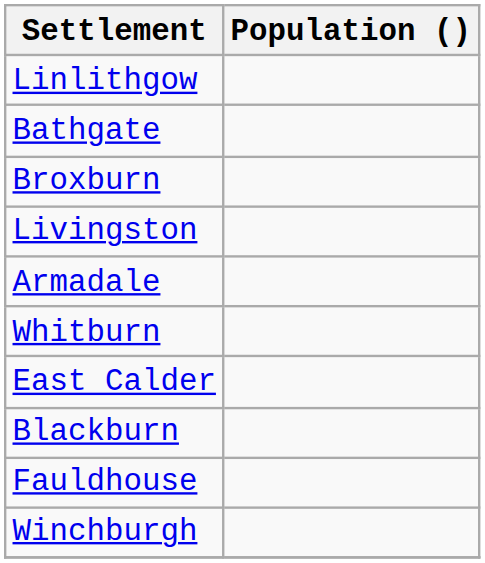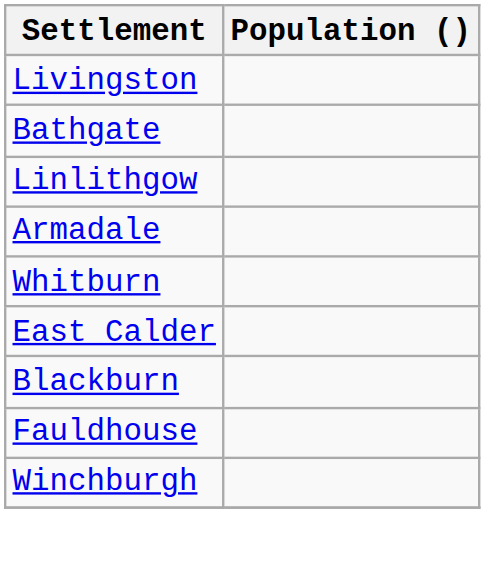rows swapped: (105, 231) <-> (105, 81)
- row: (86, 181)
